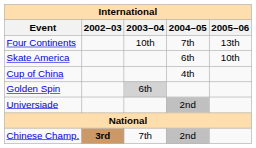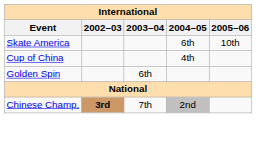- row: (41, 43)
(145, 89) lightgrey background -> (145, 74) no background
- row: (32, 105)
